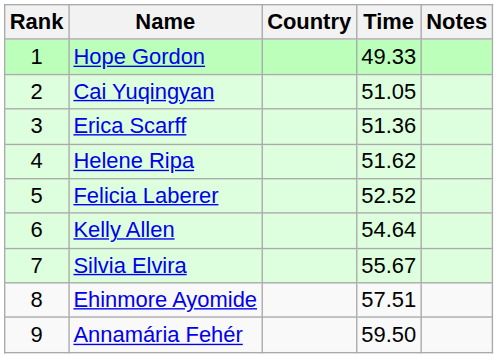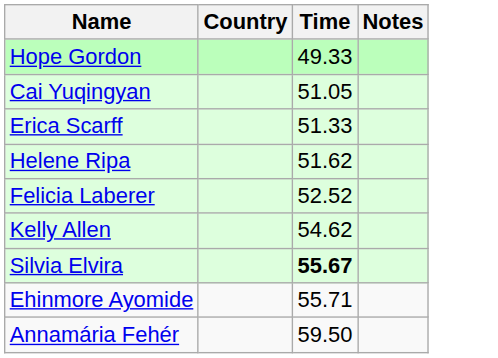- column: (37, 21)
(389, 126) 51.36 -> (325, 126) 51.33
(389, 230) 54.64 -> (325, 230) 54.62
(389, 265) normal -> (325, 265) bold
(389, 299) 57.51 -> (325, 299) 55.71
